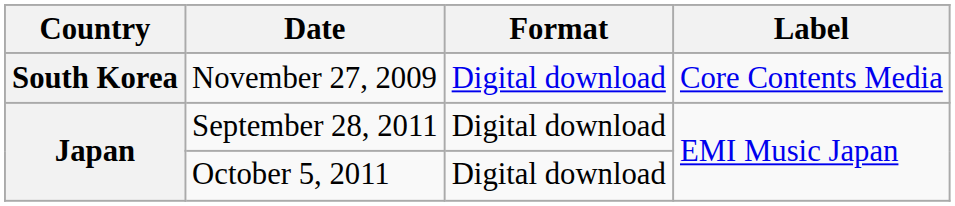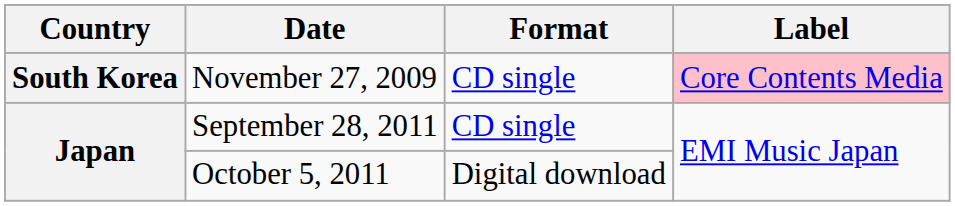(559, 77) Digital download -> (514, 77) CD single
(811, 77) no background -> (811, 77) pink background
(559, 126) Digital download -> (514, 126) CD single
